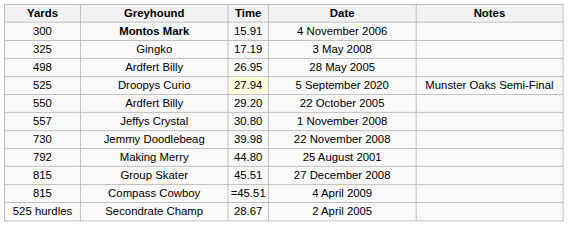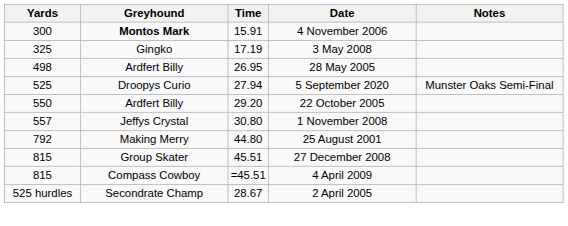(248, 85) lightyellow background -> (248, 85) no background
- row: (342, 139)
